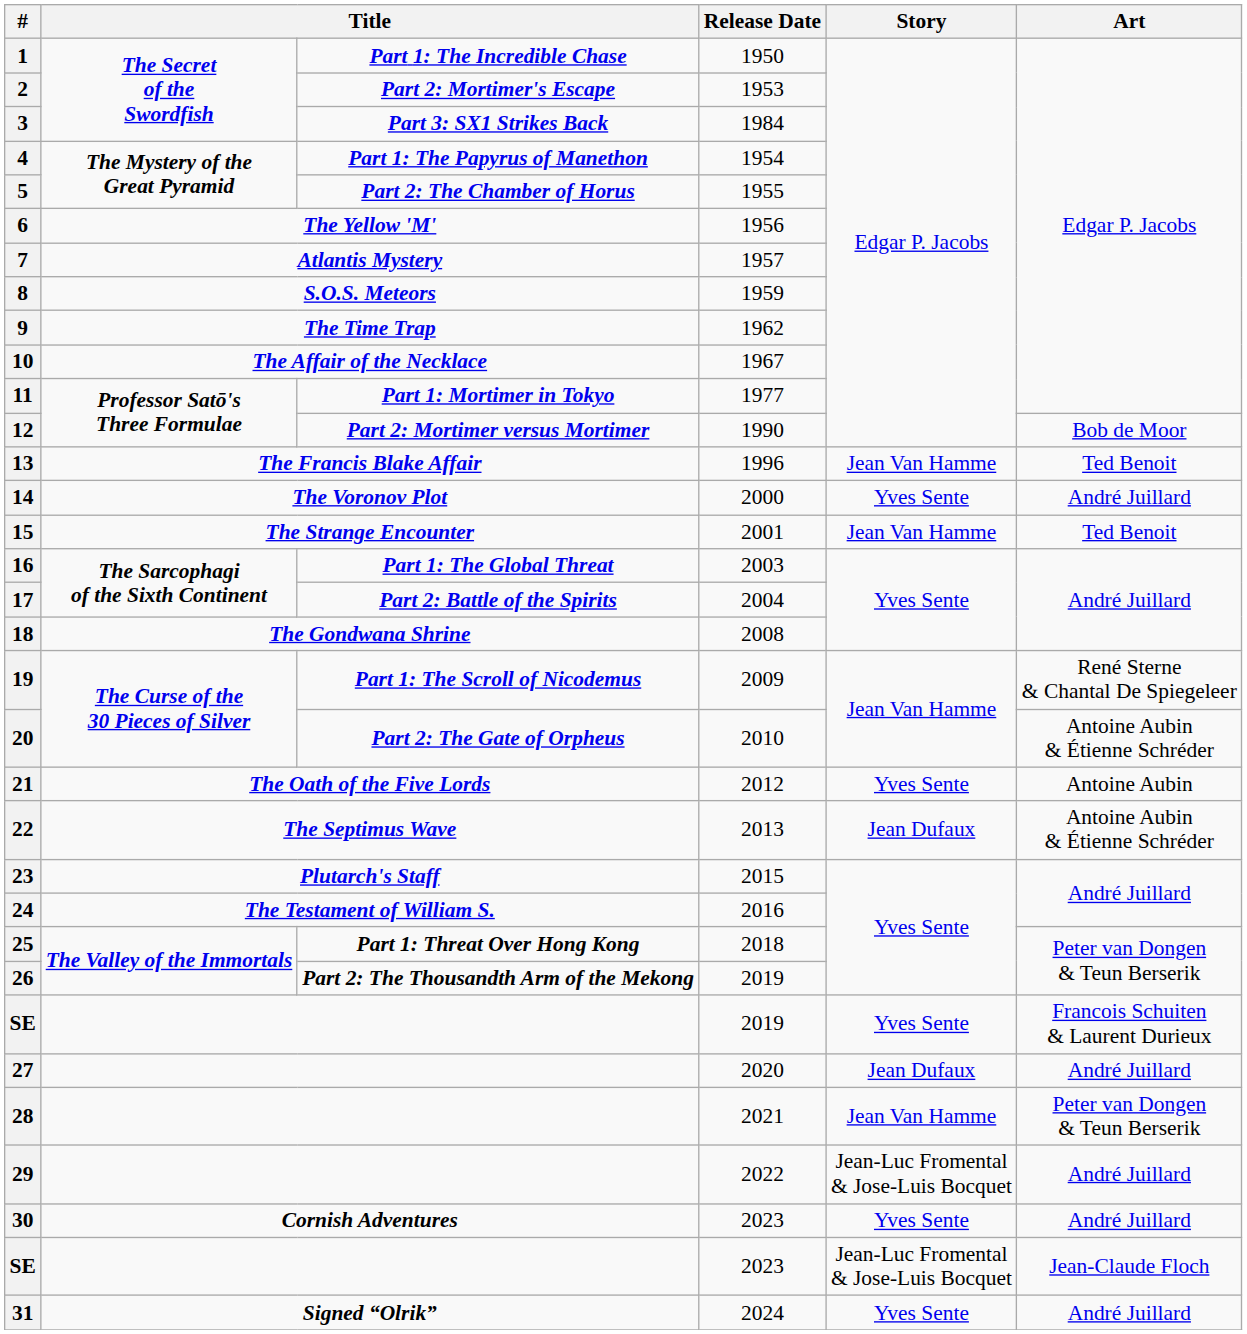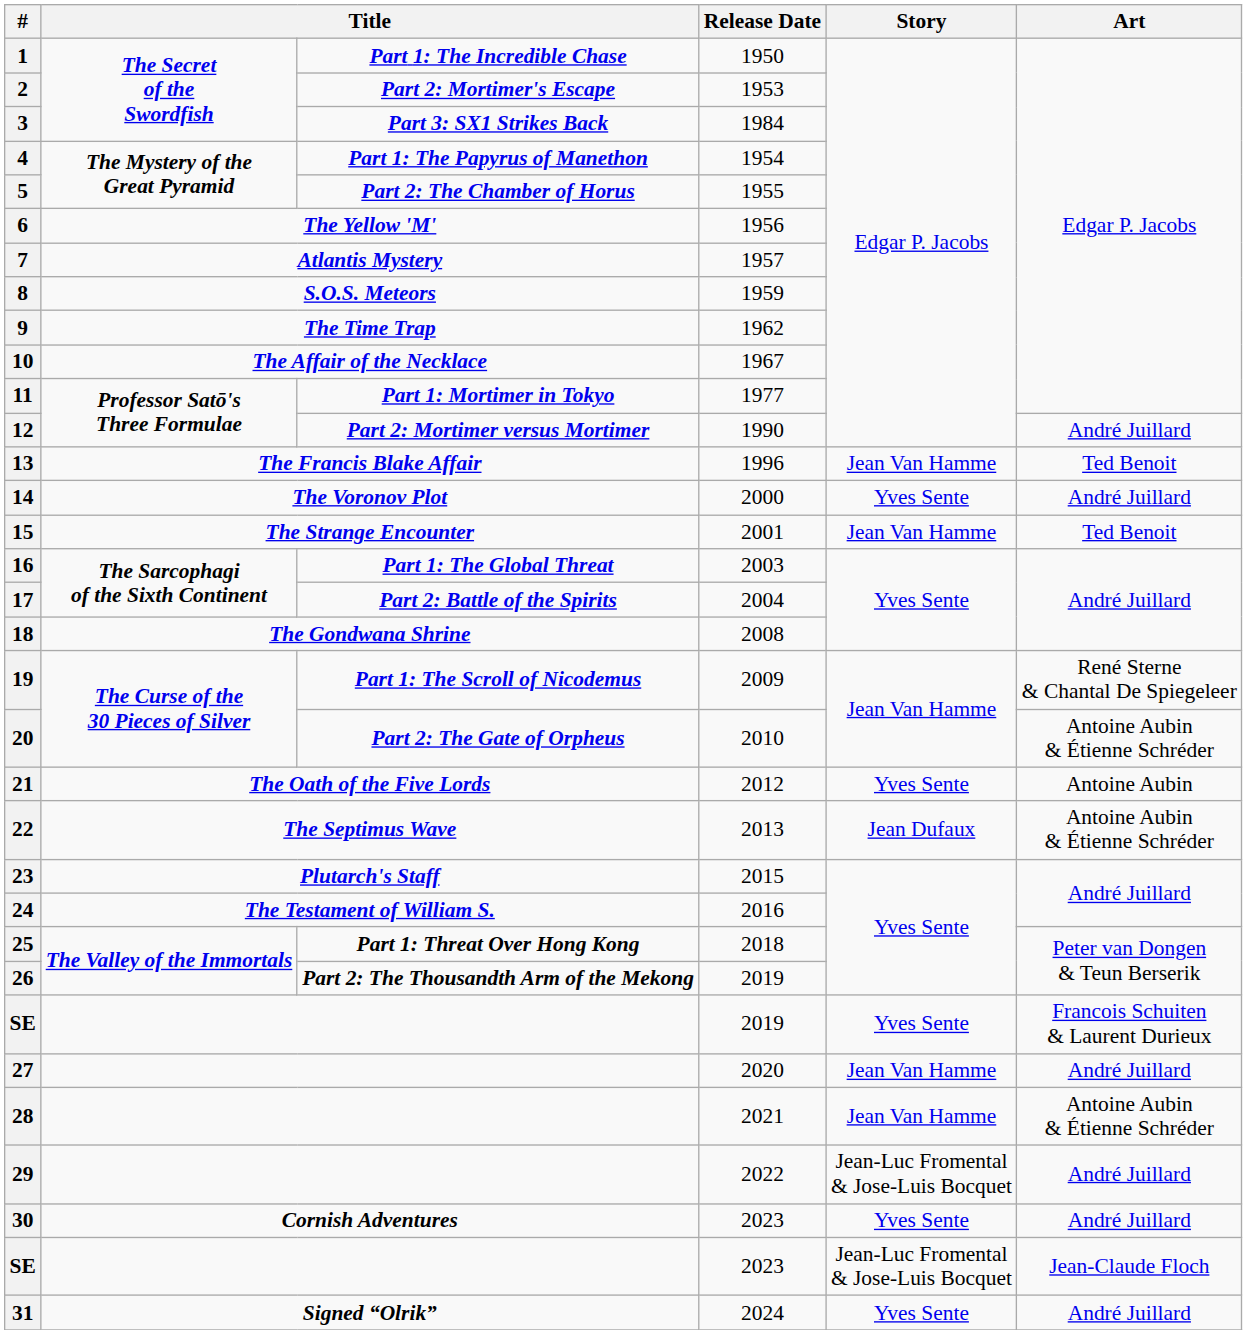(1129, 429) Bob de Moor -> (1129, 429) André Juillard
(921, 1070) Jean Dufaux -> (921, 1070) Jean Van Hamme
(1129, 1116) Peter van Dongen & Teun Berserik -> (1129, 1116) Antoine Aubin & Étienne Schréder
